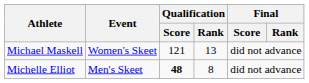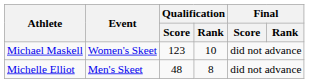(177, 51) 121 -> (177, 51) 123
(211, 51) 13 -> (211, 51) 10
(177, 69) bold -> (177, 69) normal
